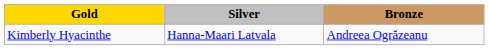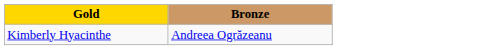- column: (244, 14)
